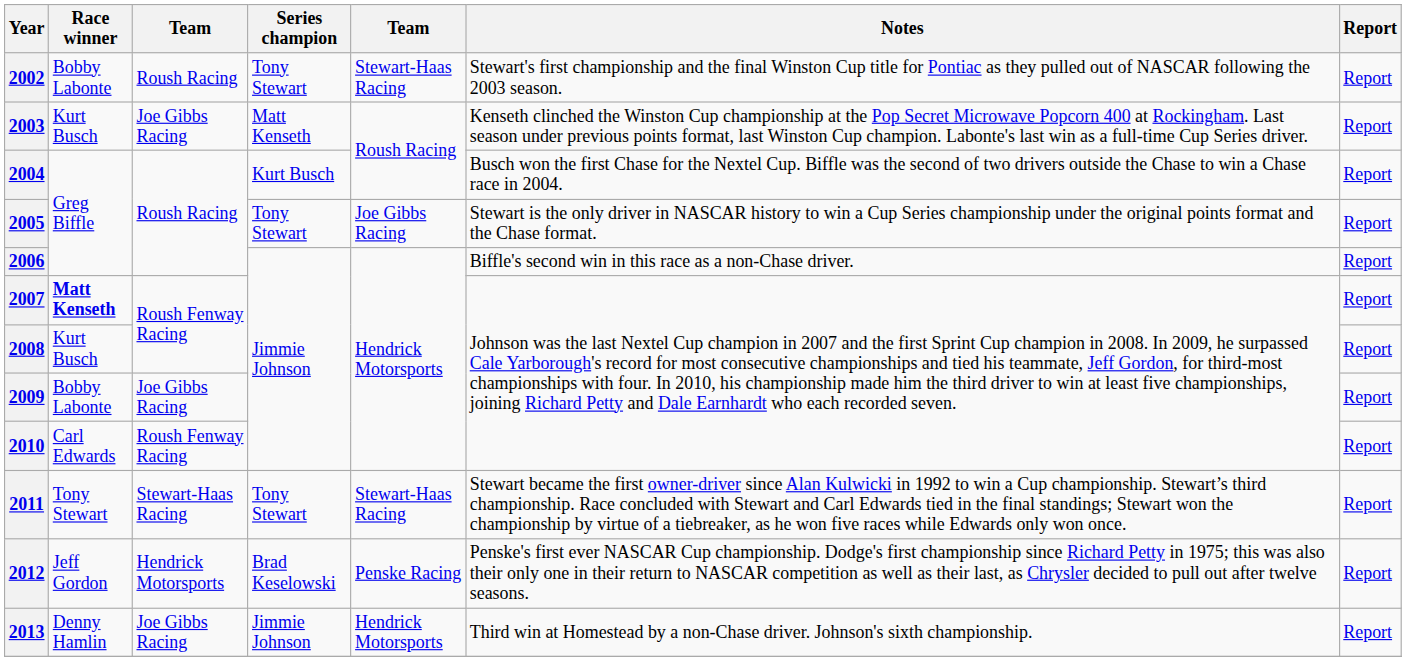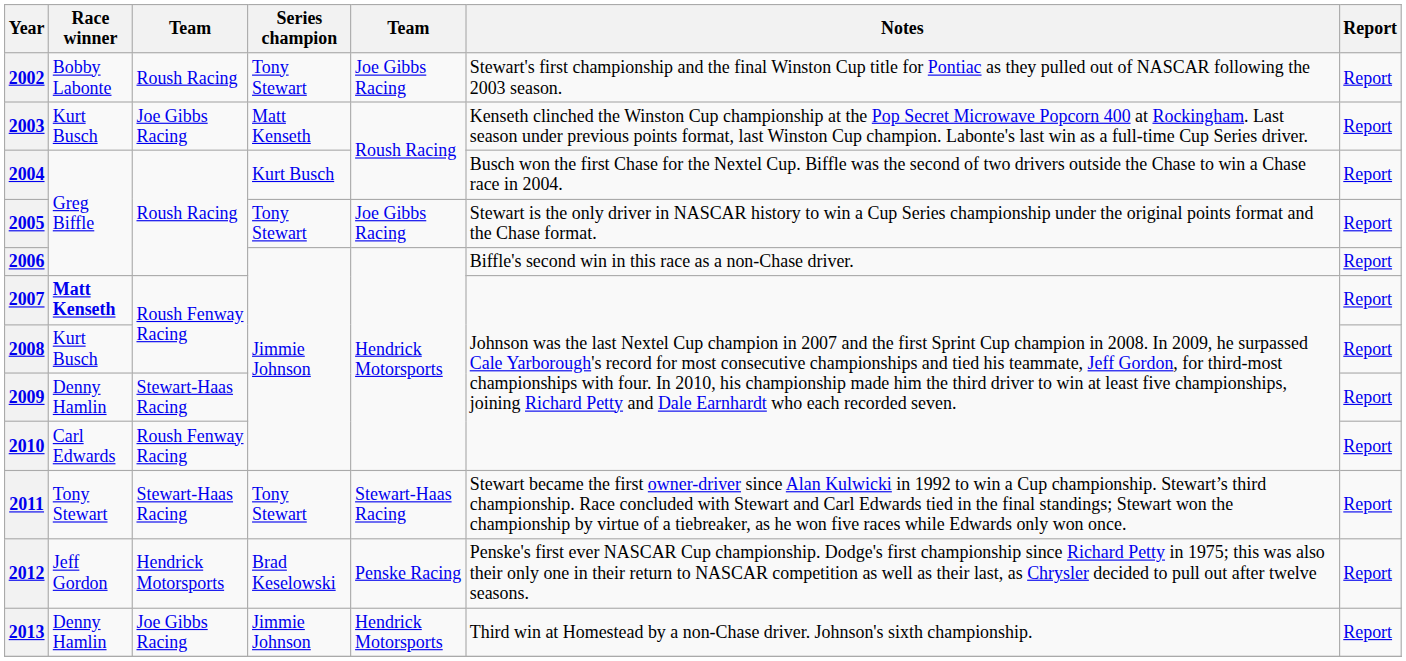(403, 77) Stewart-Haas Racing -> (391, 77) Joe Gibbs Racing
(82, 397) Bobby Labonte -> (80, 397) Denny Hamlin
(172, 397) Joe Gibbs Racing -> (185, 397) Stewart-Haas Racing
